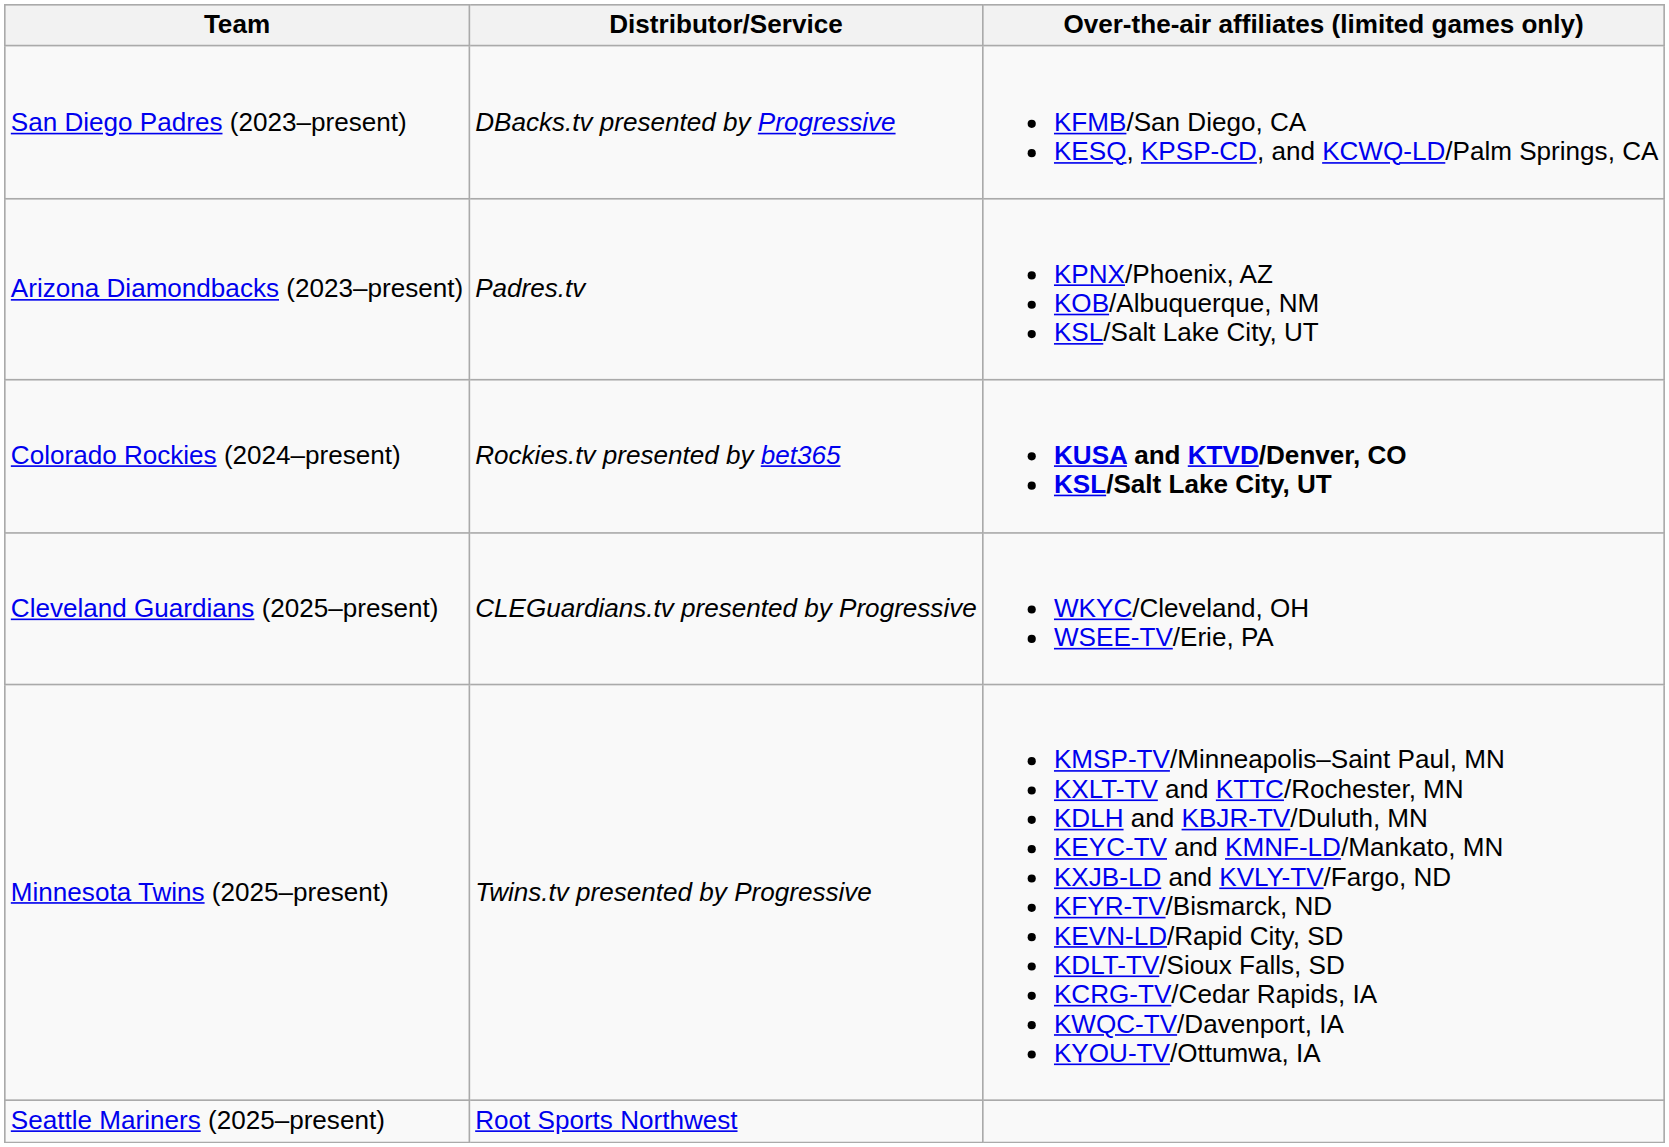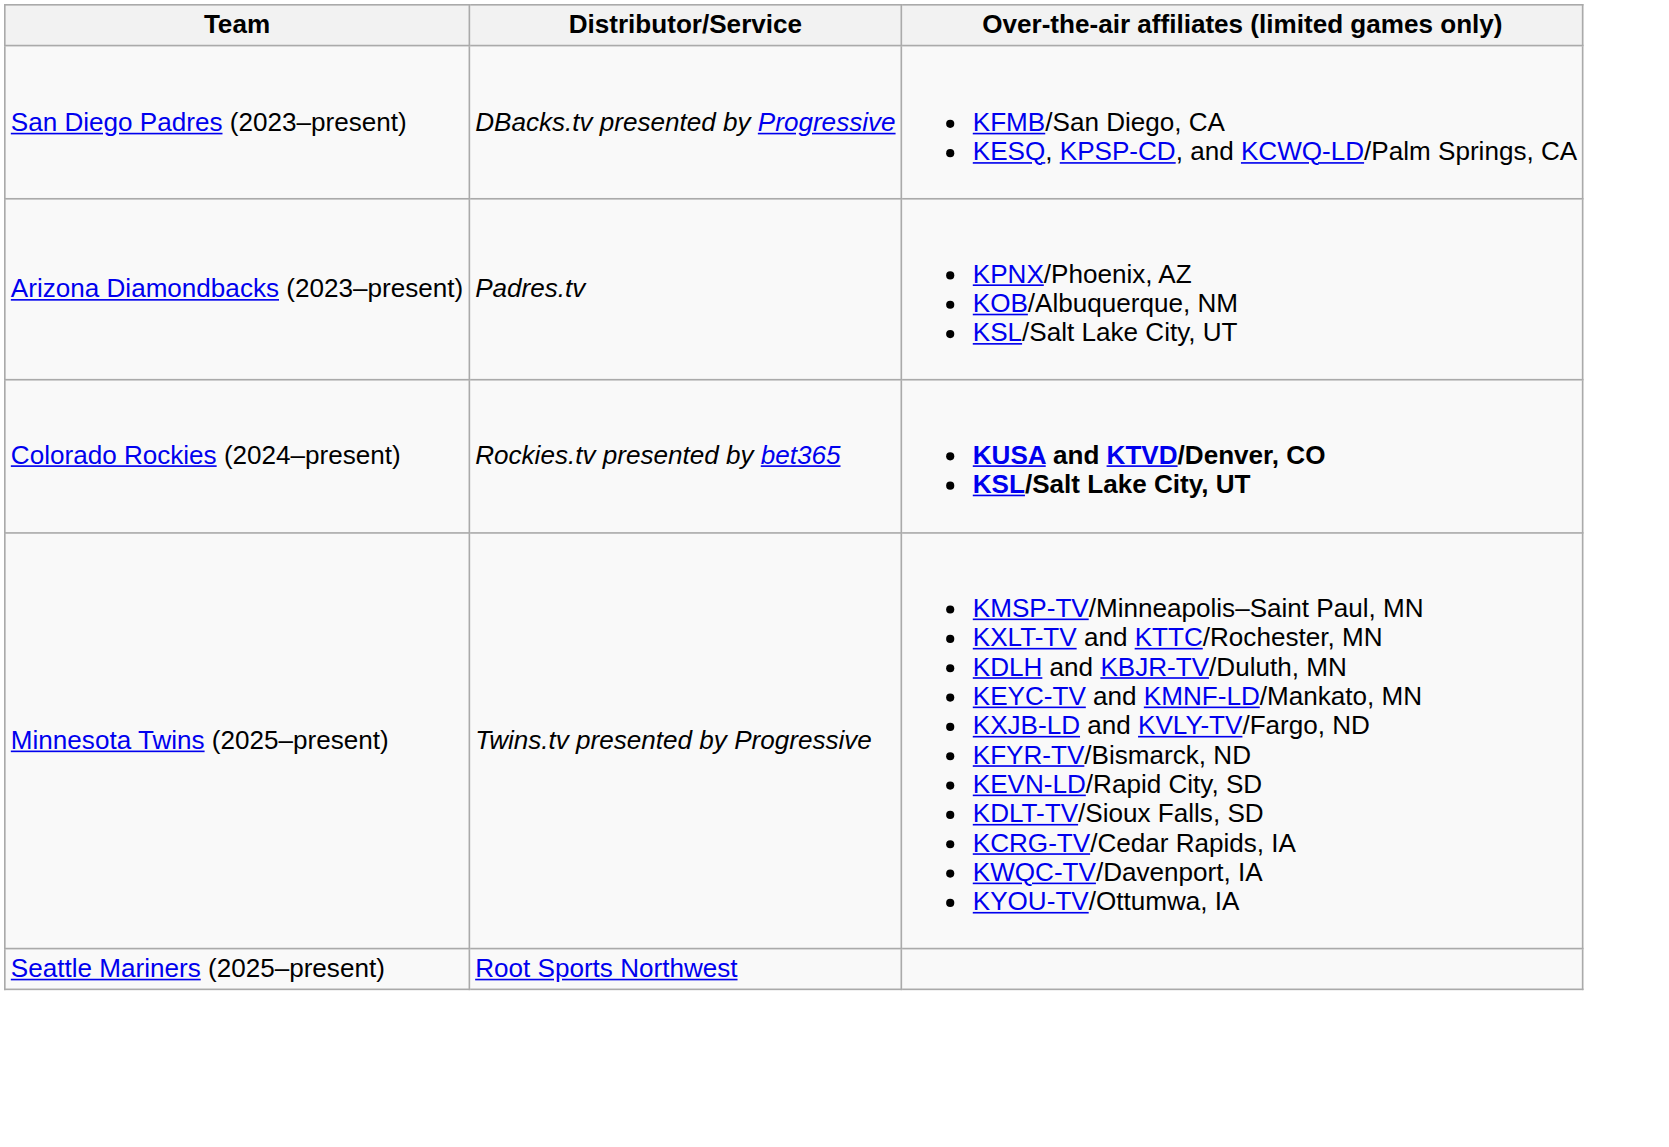- row: (225, 607)
